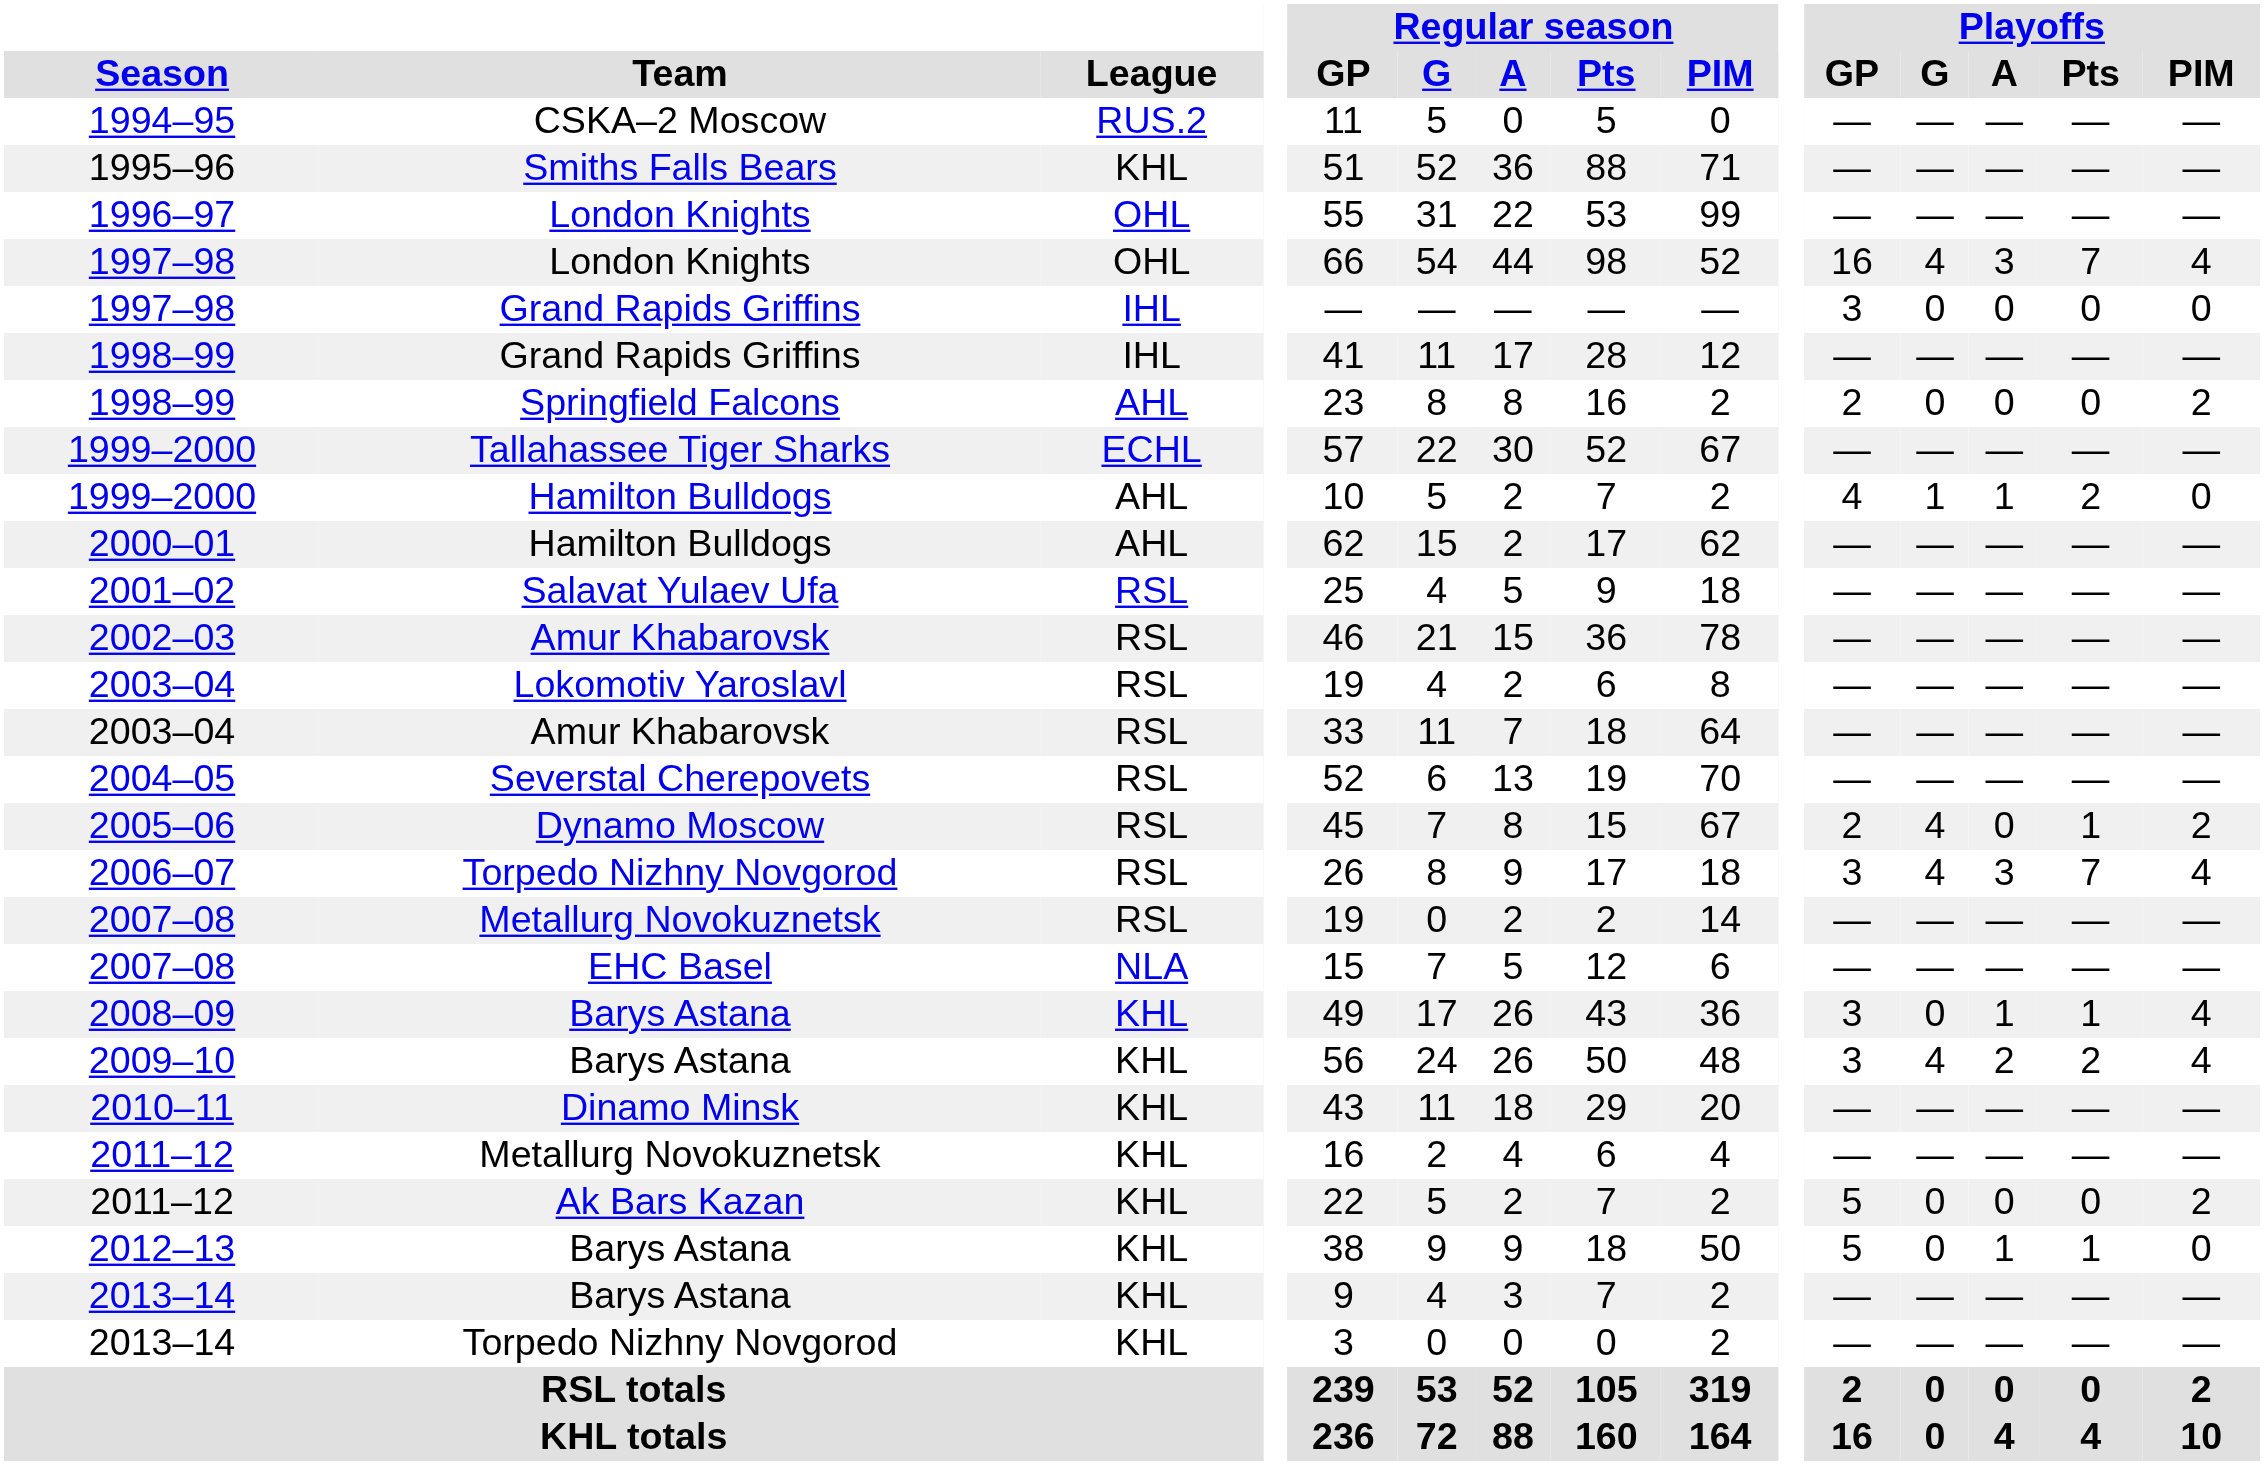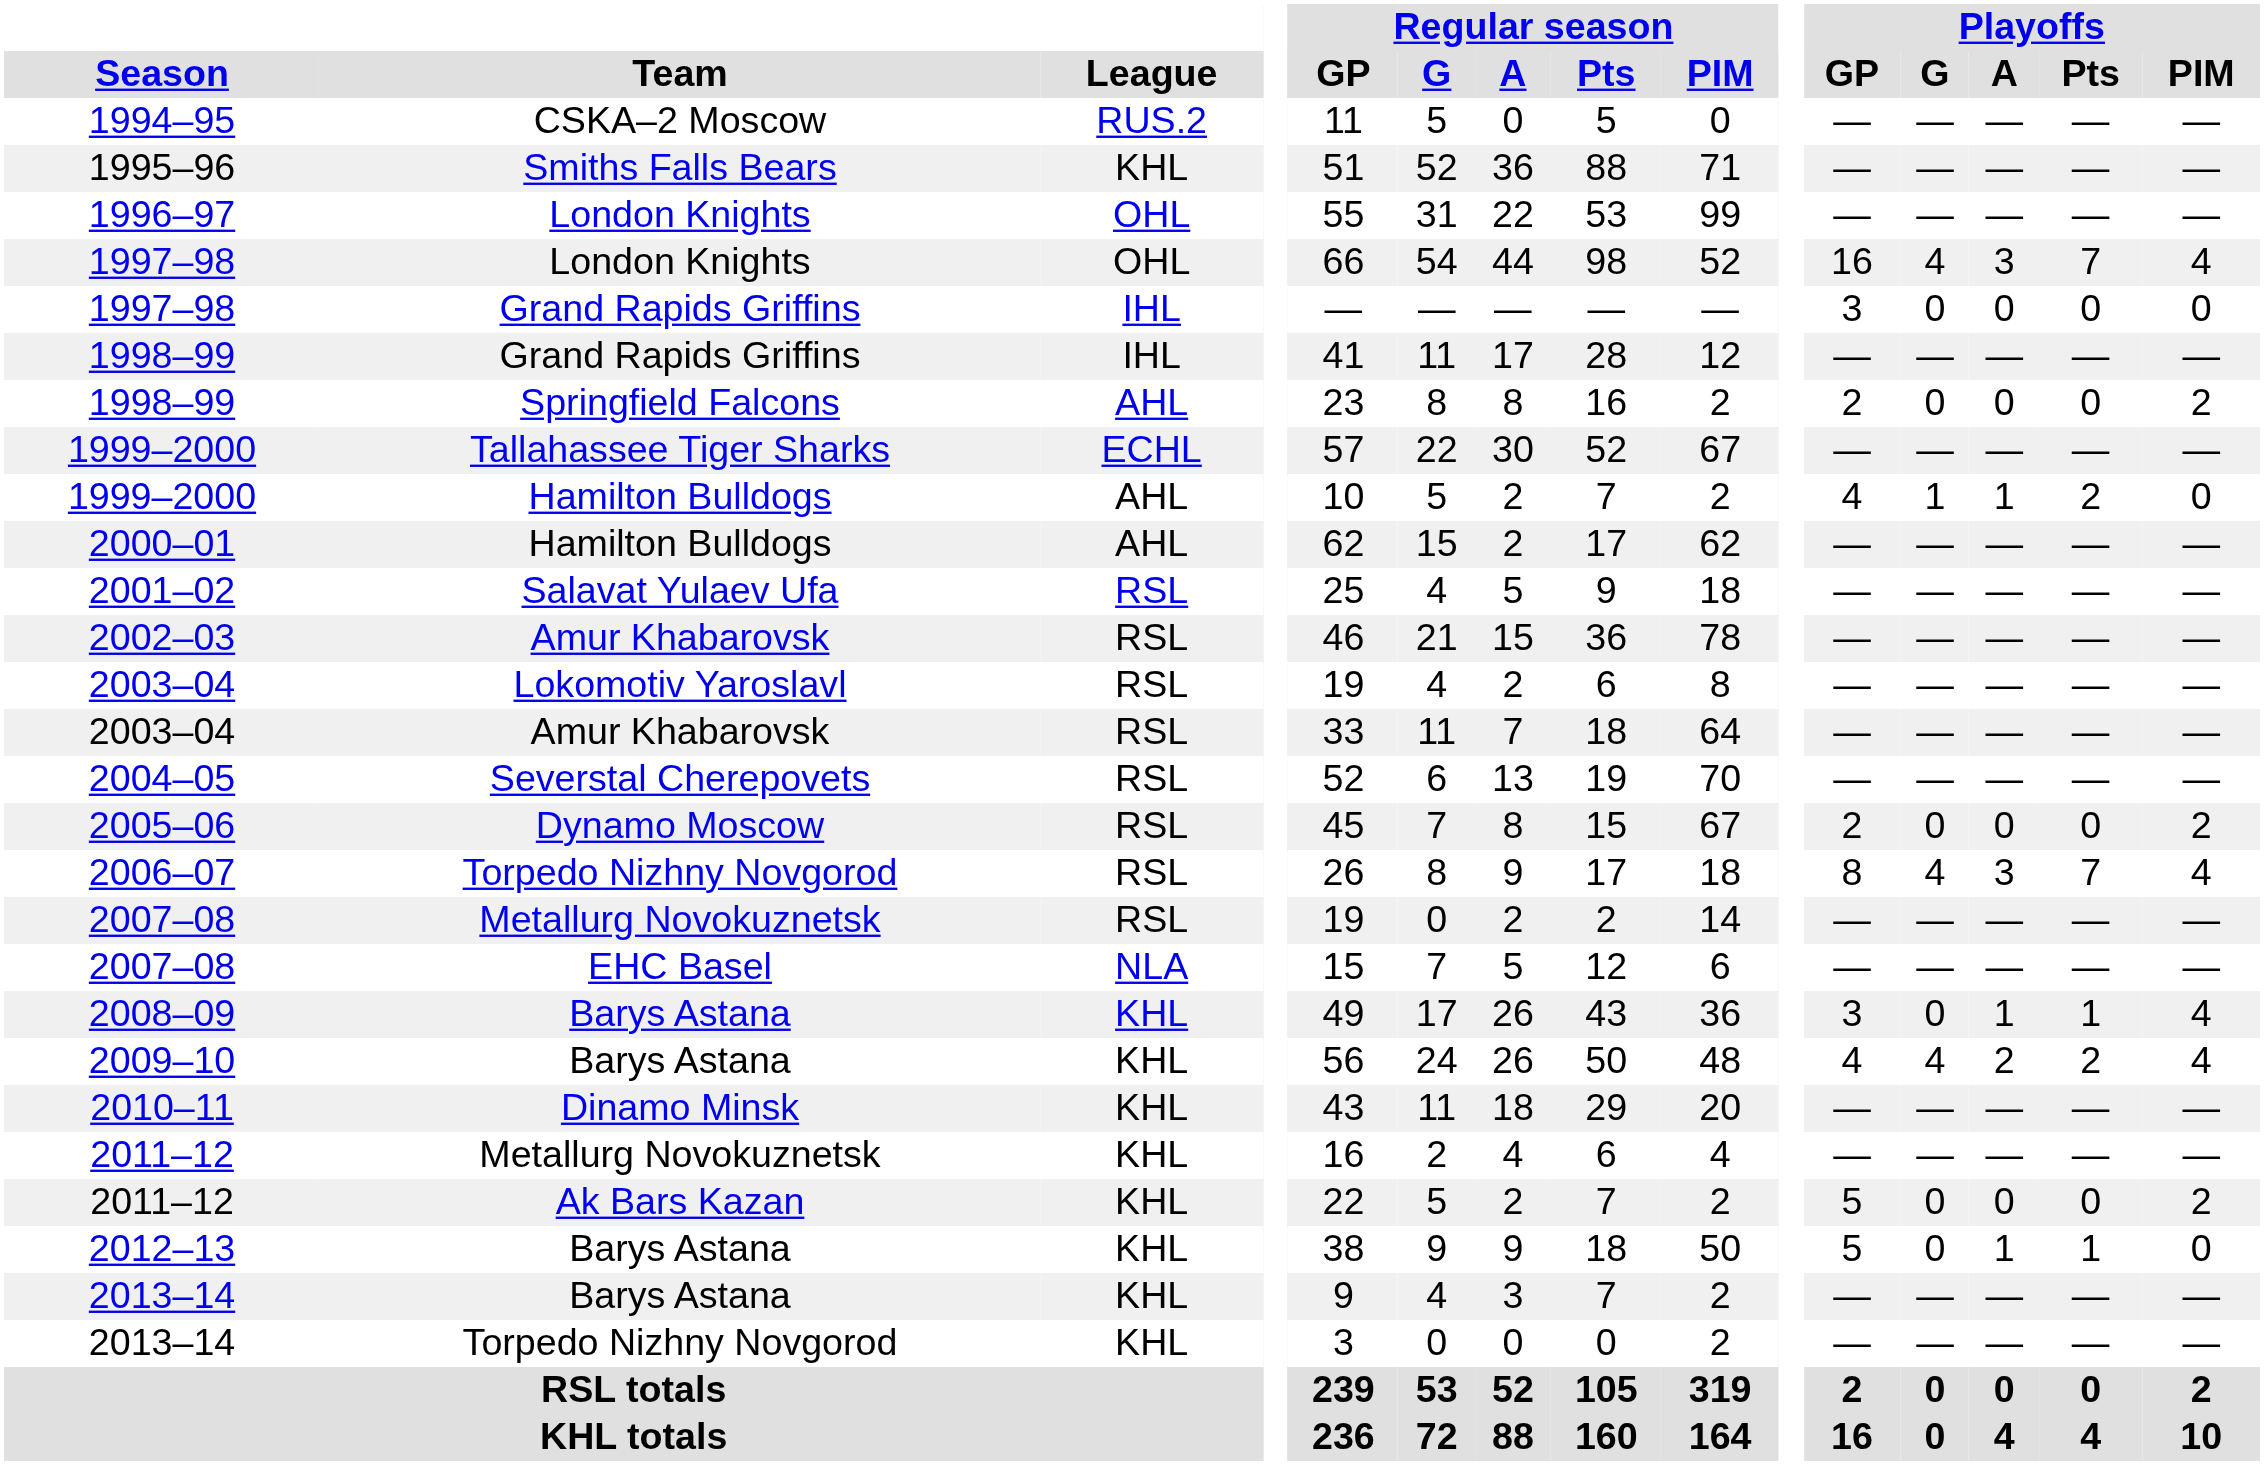(1935, 825) 4 -> (1935, 825) 0
(2091, 825) 1 -> (2091, 825) 0
(1852, 872) 3 -> (1852, 872) 8
(1852, 1060) 3 -> (1852, 1060) 4
